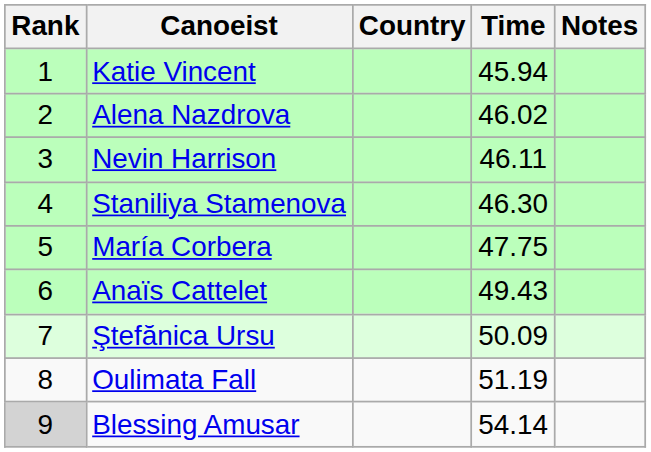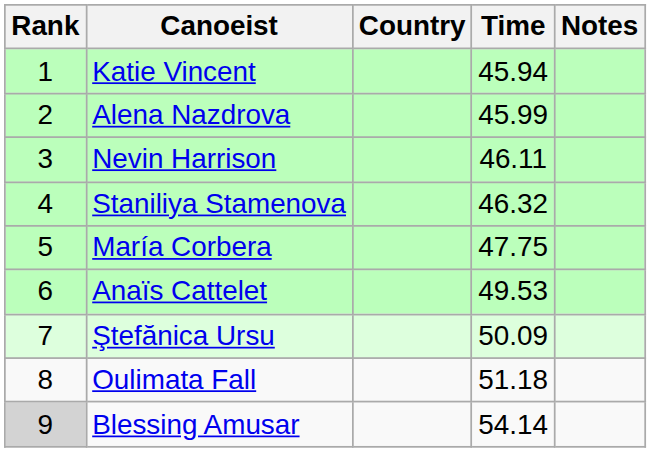(513, 114) 46.02 -> (513, 114) 45.99
(513, 203) 46.30 -> (513, 203) 46.32
(513, 291) 49.43 -> (513, 291) 49.53
(513, 379) 51.19 -> (513, 379) 51.18
